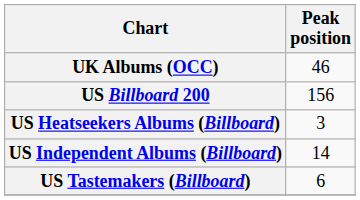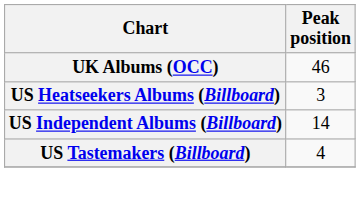- row: (145, 95)
(321, 180) 6 -> (321, 152) 4
